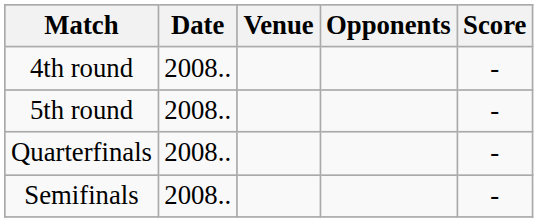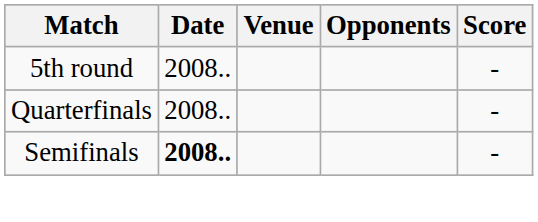- row: (81, 68)
(198, 195) normal -> (198, 152) bold
